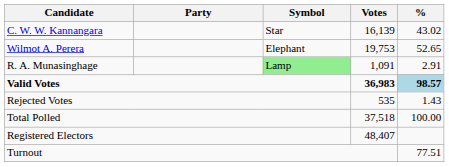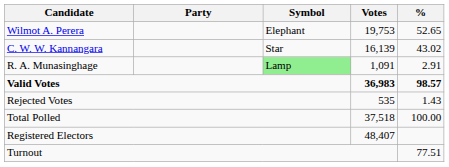rows swapped: (45, 48) <-> (55, 30)
(429, 83) lightblue background -> (429, 83) no background
